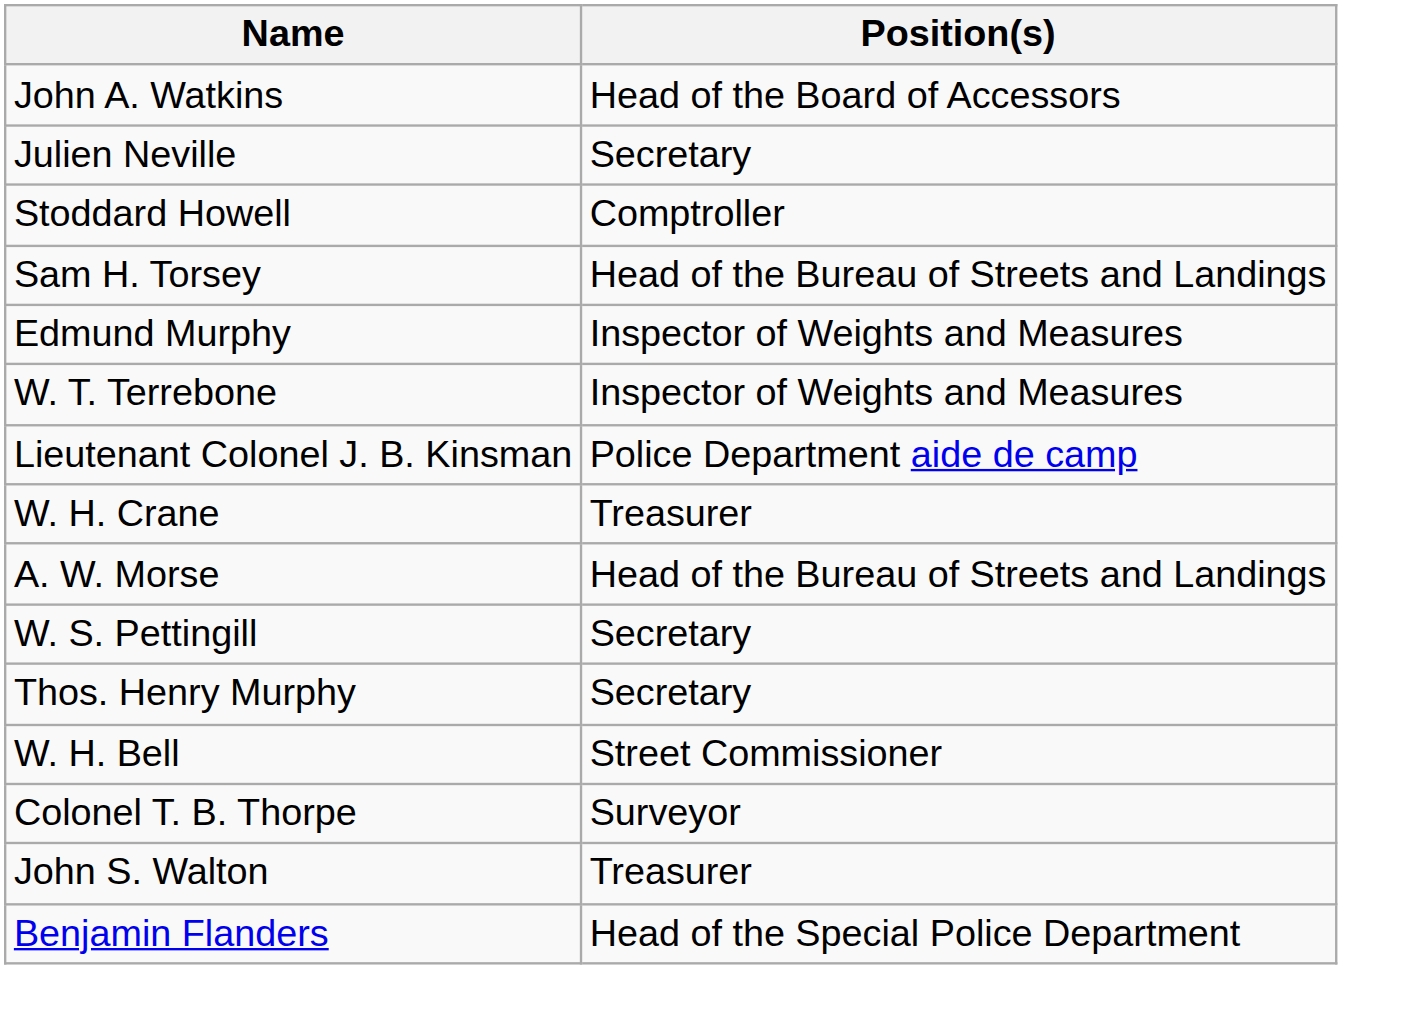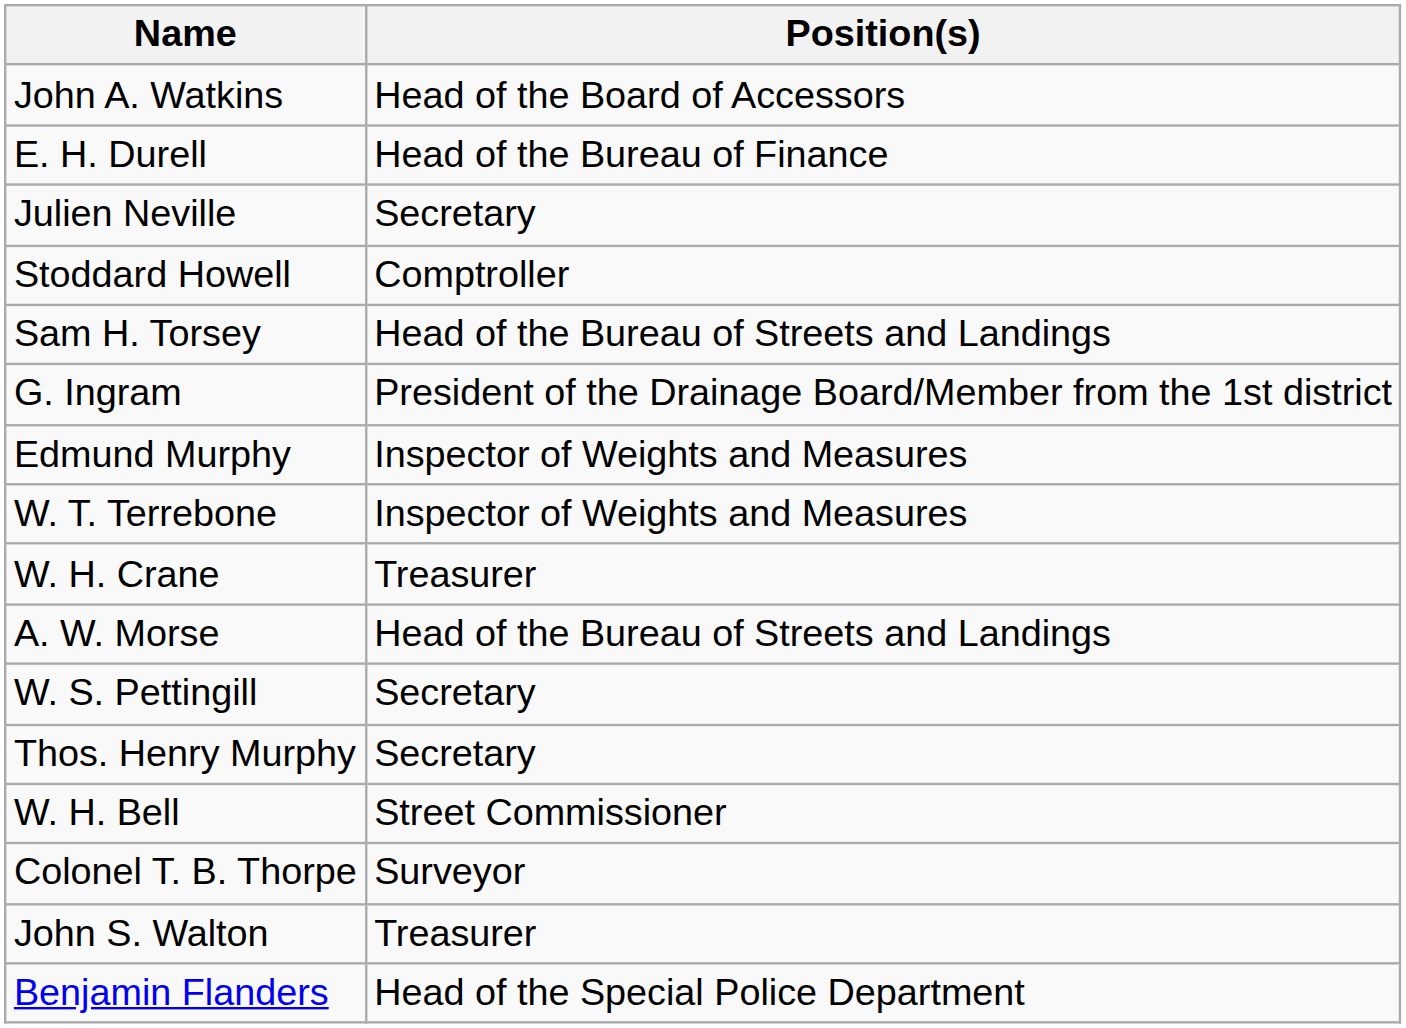+ row: (110, 154)
+ row: (98, 393)
- row: (293, 453)
